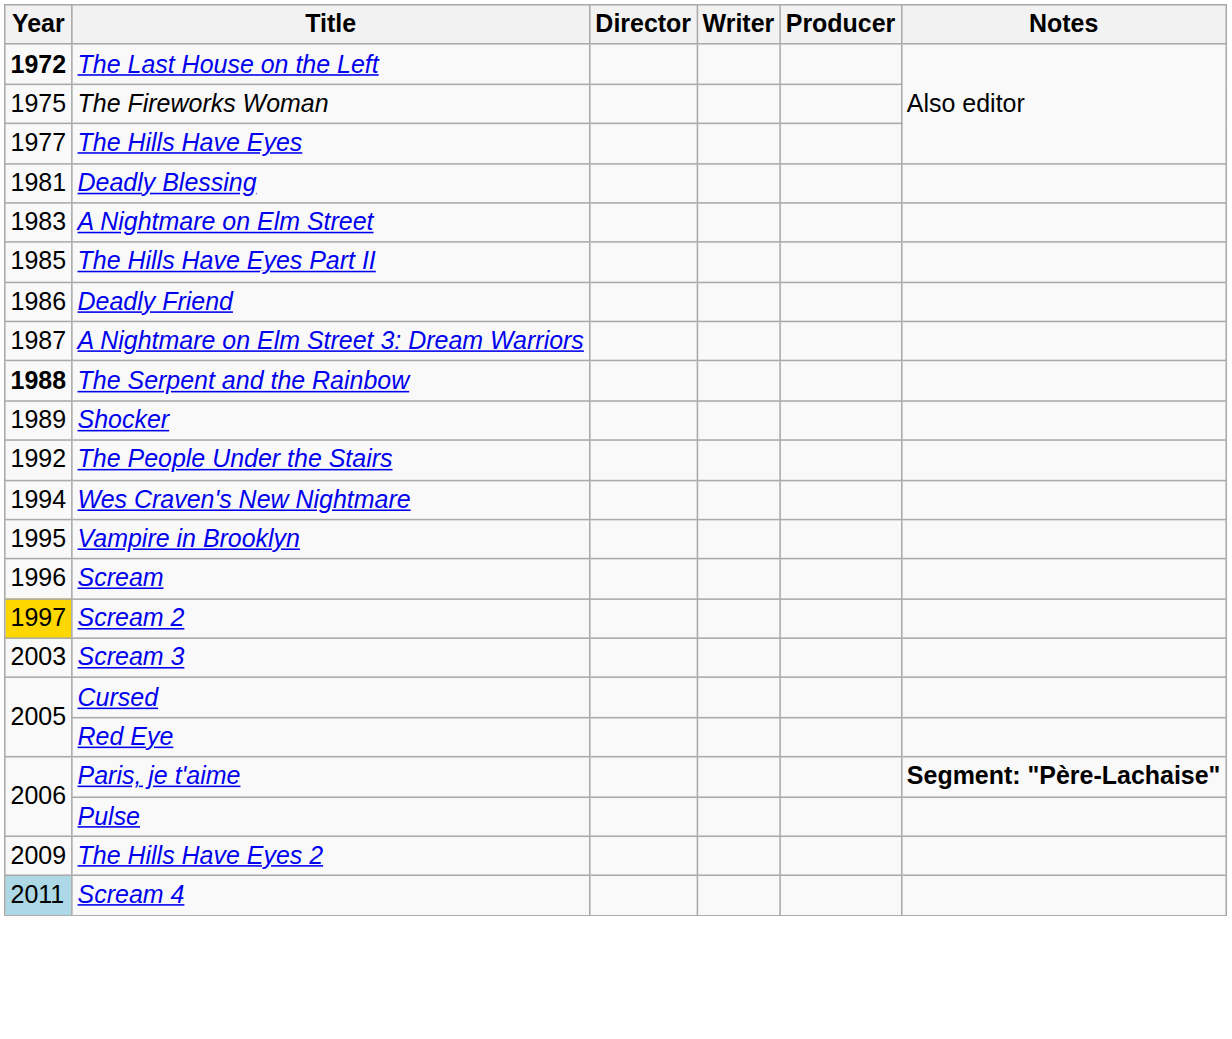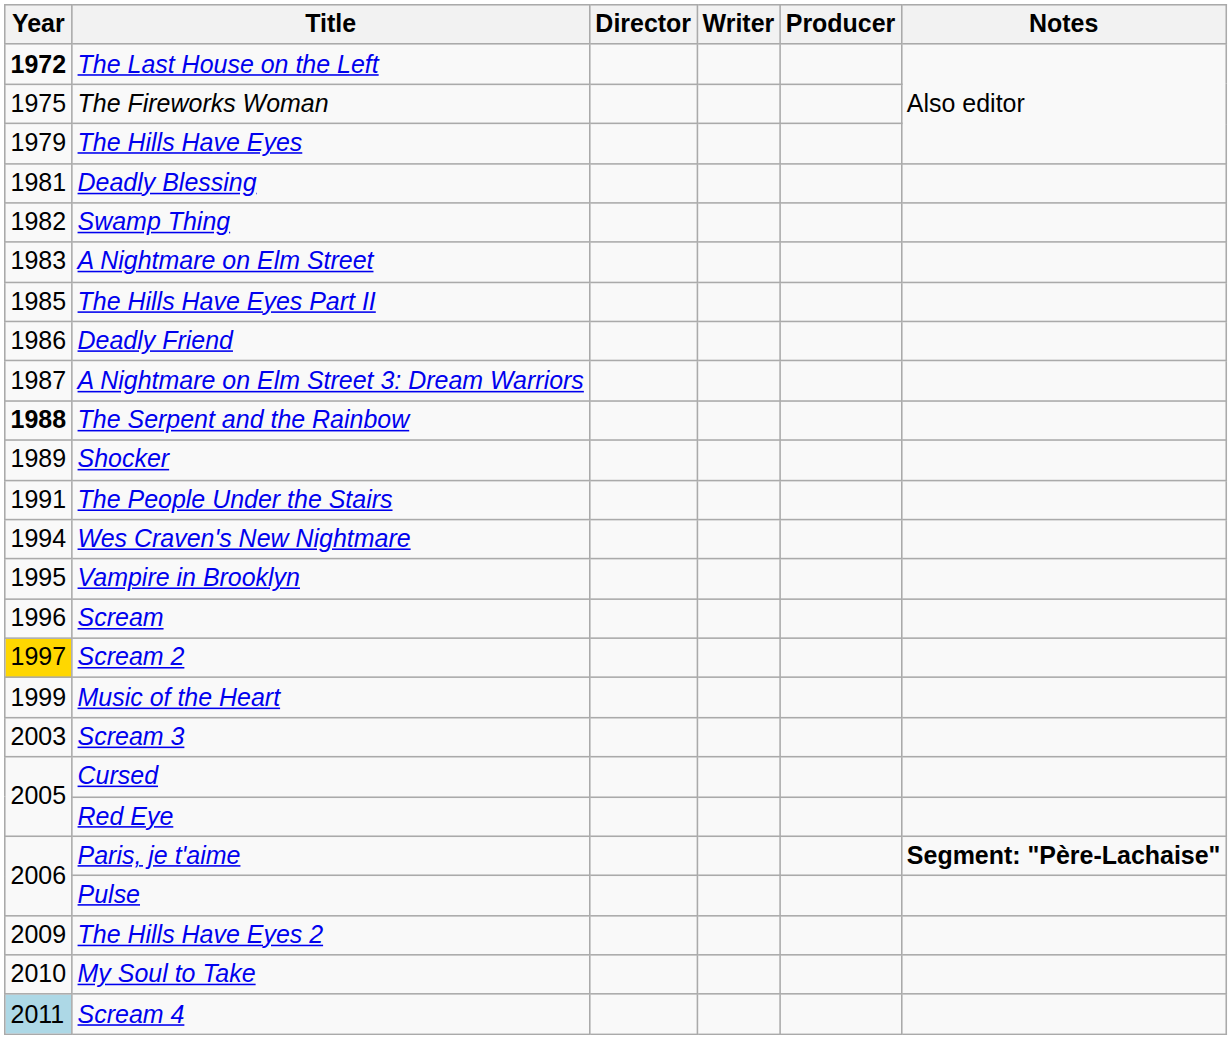(38, 143) 1977 -> (38, 143) 1979
+ row: (154, 222)
(38, 459) 1992 -> (38, 499) 1991
+ row: (179, 697)
+ row: (167, 974)
